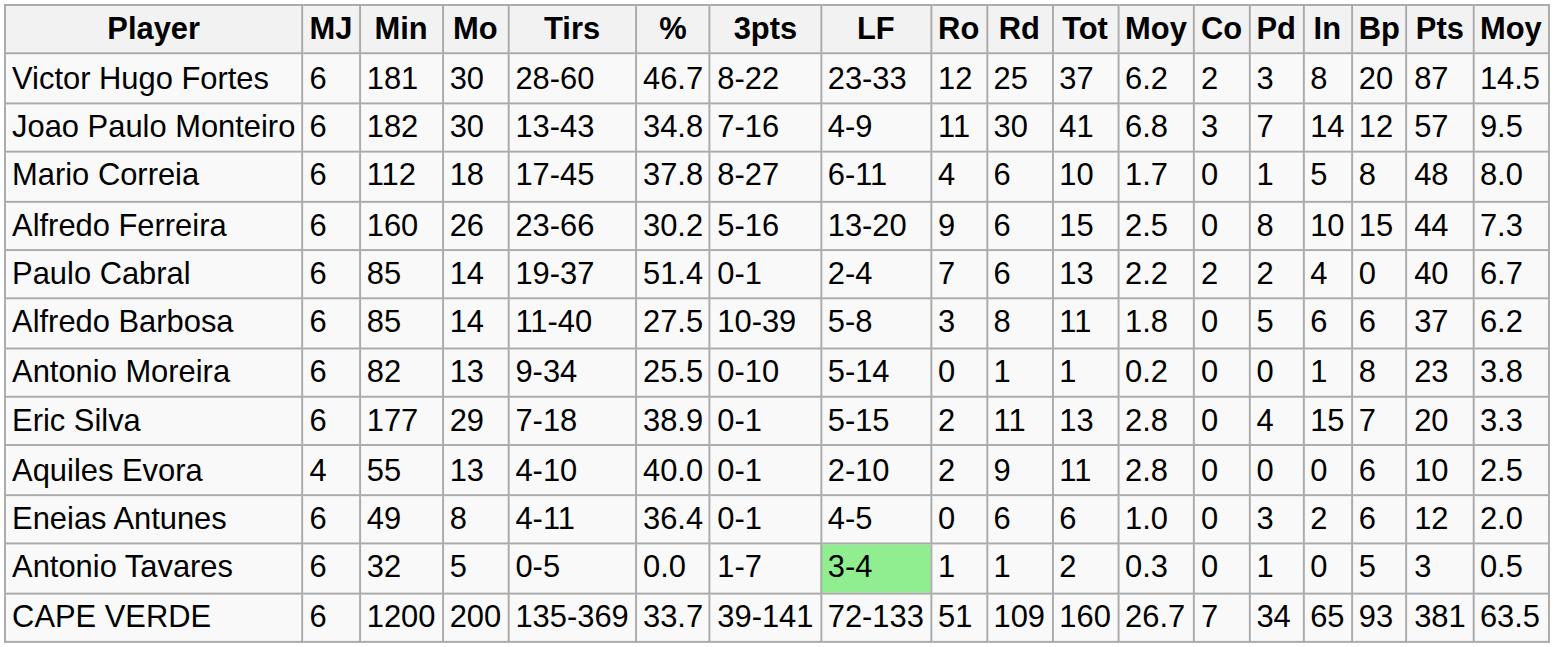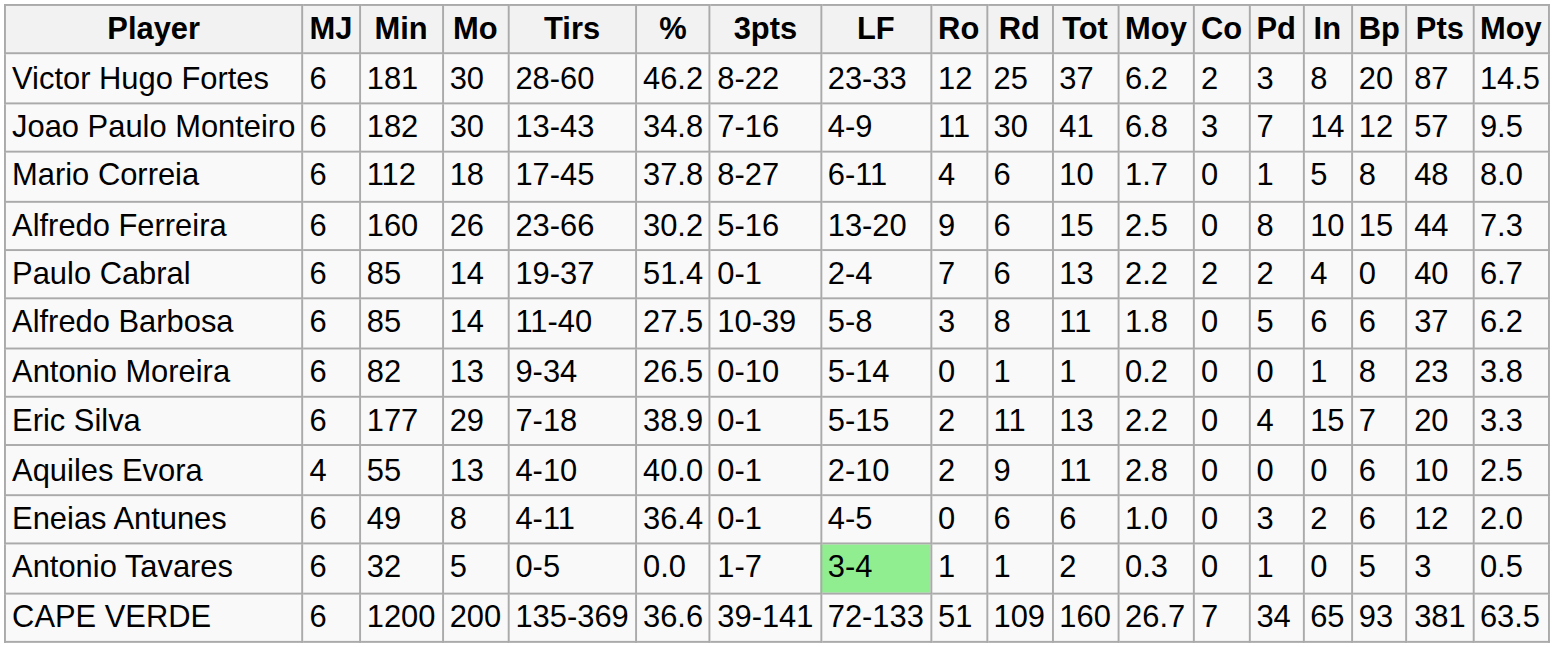(673, 77) 46.7 -> (673, 77) 46.2
(673, 371) 25.5 -> (673, 371) 26.5
(1147, 420) 2.8 -> (1147, 420) 2.2
(673, 616) 33.7 -> (673, 616) 36.6
